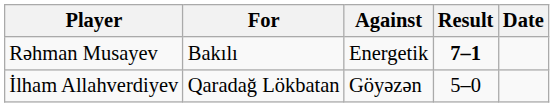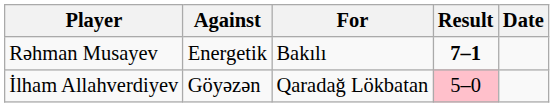columns swapped: (264, 20) <-> (389, 20)
(466, 85) no background -> (466, 85) pink background
